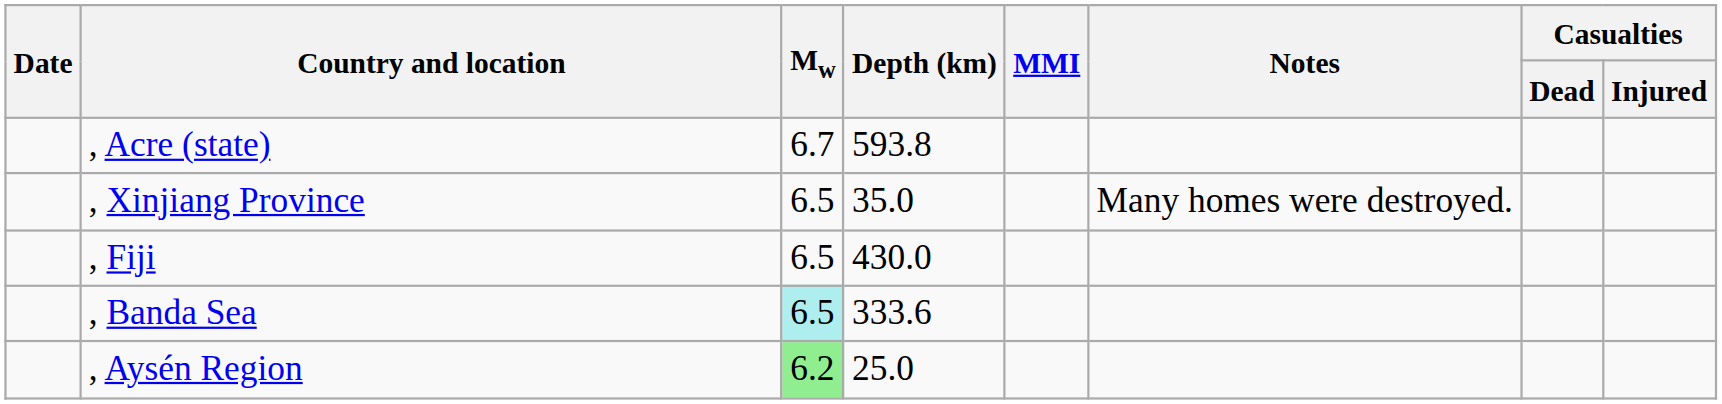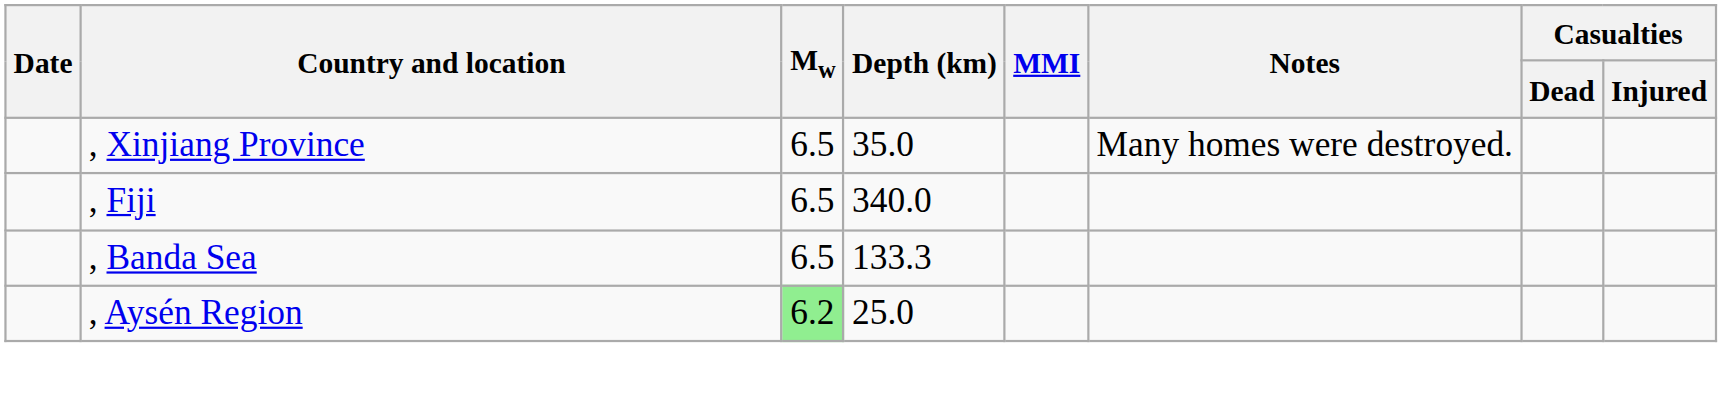- row: (180, 144)
(892, 256) 430.0 -> (892, 200) 340.0
(812, 312) paleturquoise background -> (812, 256) no background
(892, 312) 333.6 -> (892, 256) 133.3
